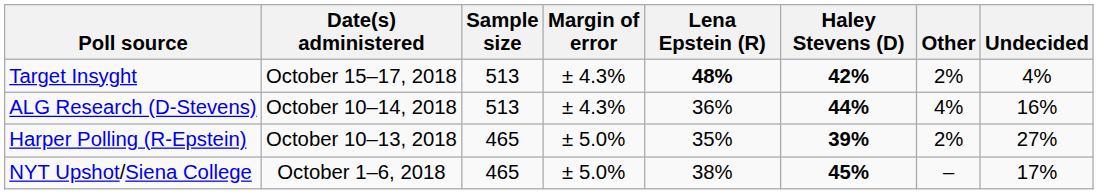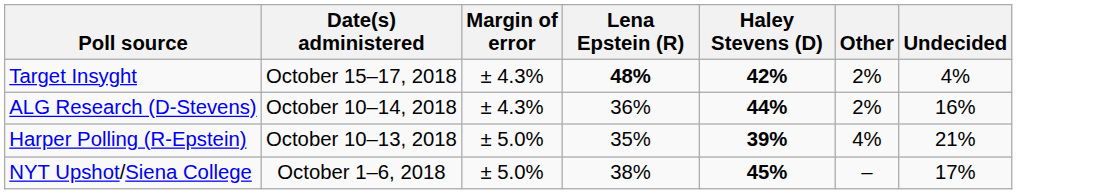- column: (502, 32)
(949, 107) 4% -> (867, 107) 2%
(949, 140) 2% -> (867, 140) 4%
(1037, 140) 27% -> (955, 140) 21%
